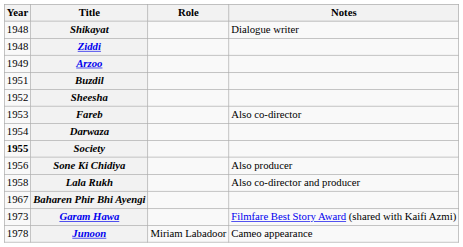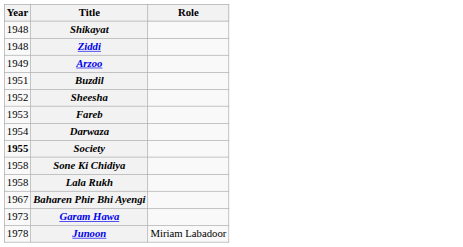- column: (344, 13)
(18, 166) 1956 -> (18, 166) 1958
